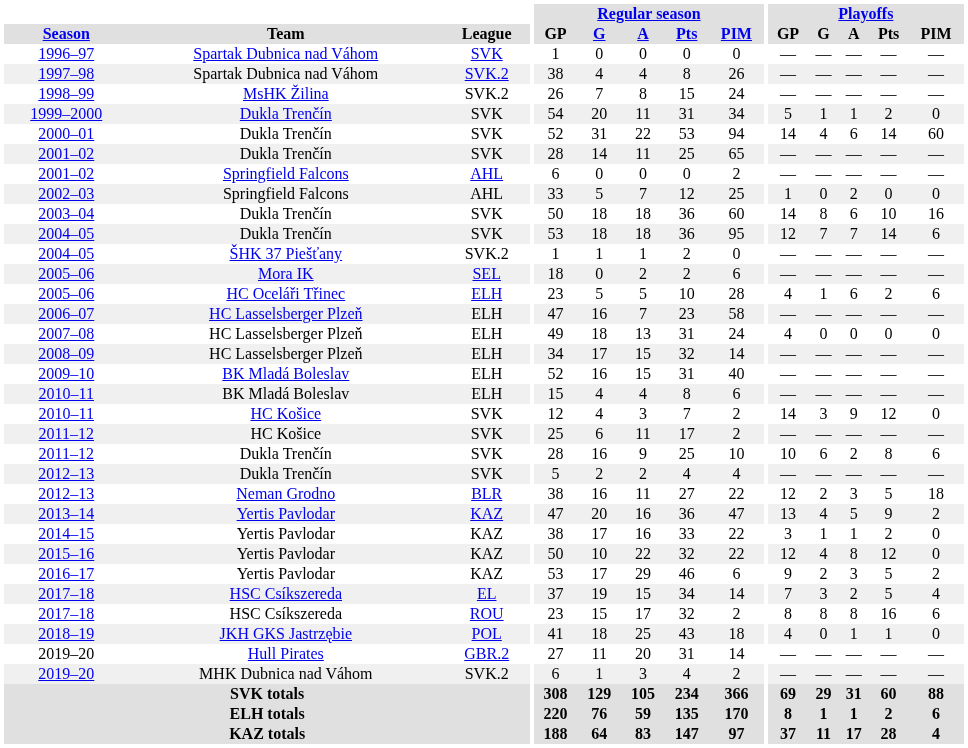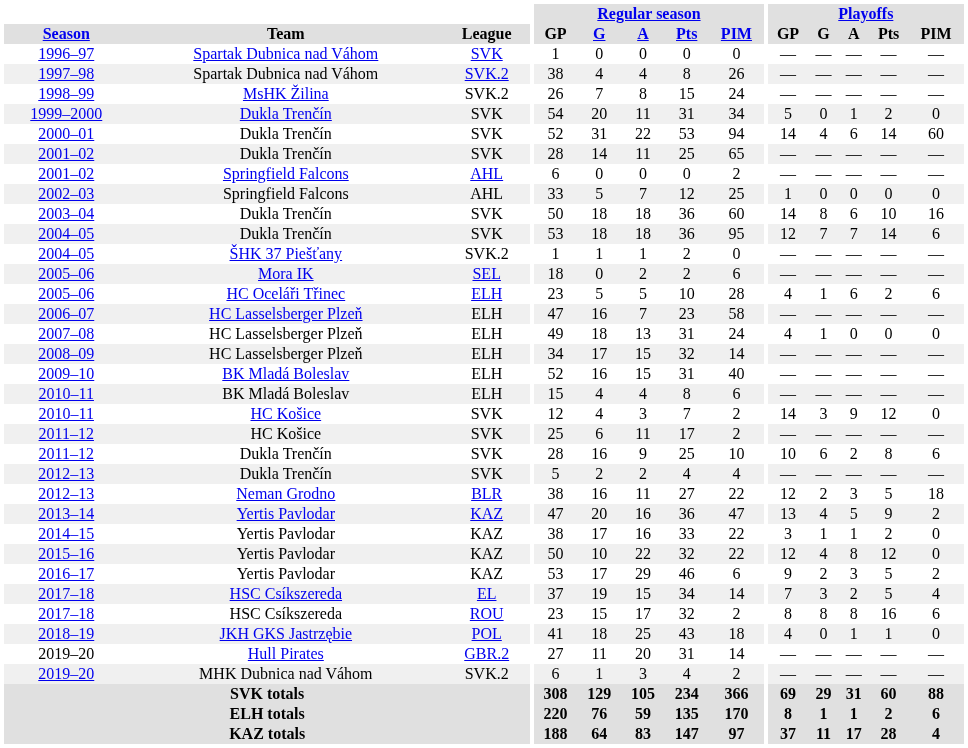(824, 114) 1 -> (824, 114) 0
(854, 194) 2 -> (854, 194) 0
(824, 334) 0 -> (824, 334) 1
